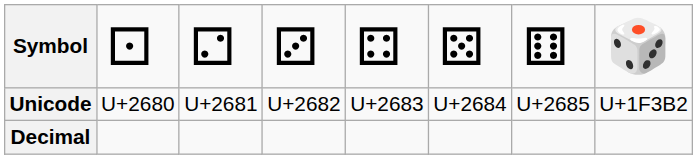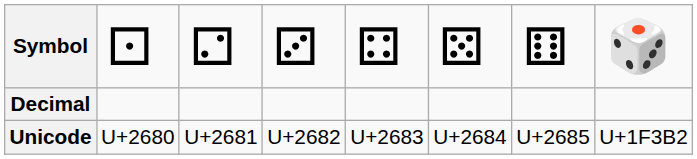rows swapped: (50, 104) <-> (50, 137)
